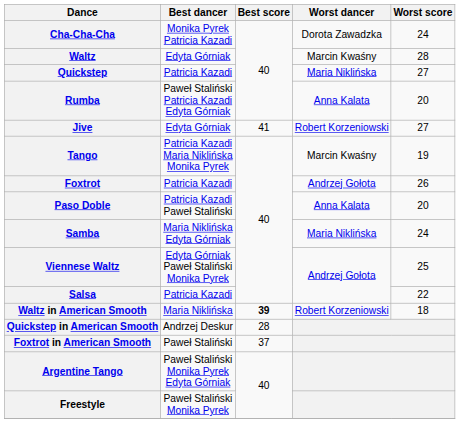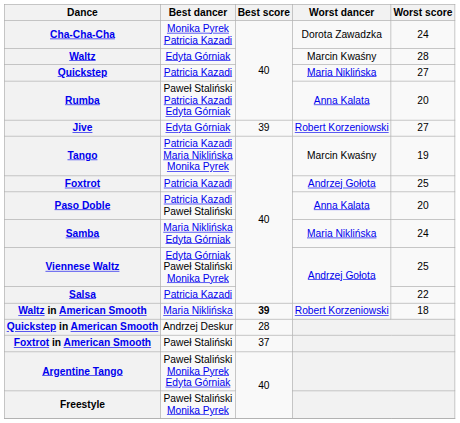(264, 128) 41 -> (264, 128) 39
(423, 183) 26 -> (423, 183) 25
